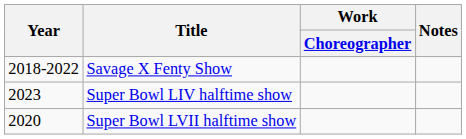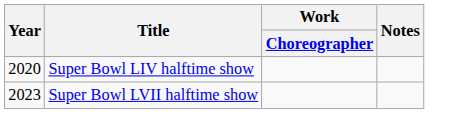- row: (159, 69)
(25, 95) 2023 -> (25, 69) 2020
(25, 120) 2020 -> (25, 95) 2023
